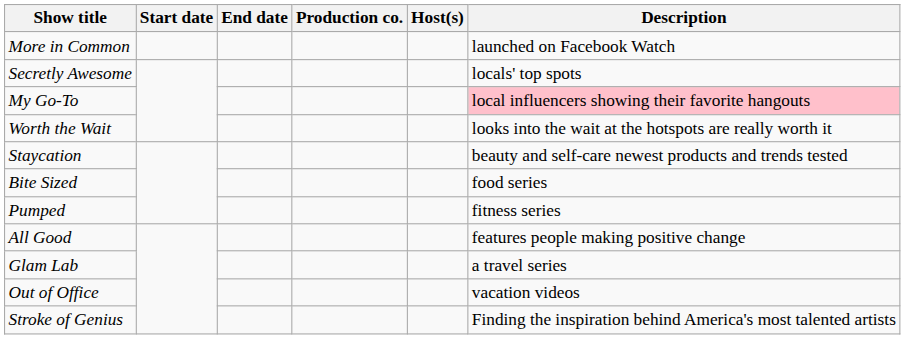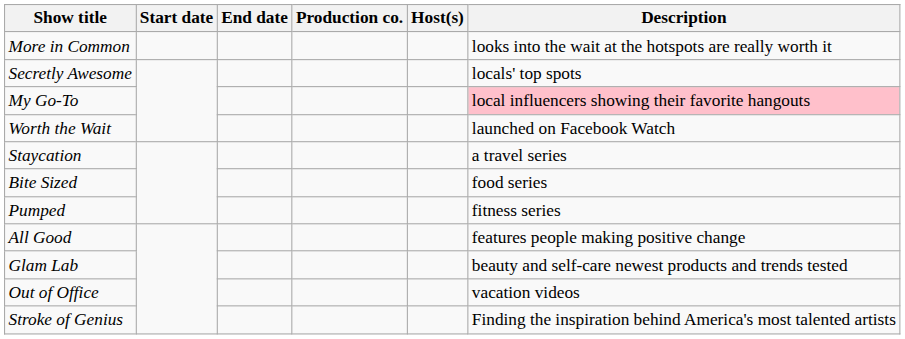(573, 45) launched on Facebook Watch -> (652, 45) looks into the wait at the hotspots are really worth it
(652, 127) looks into the wait at the hotspots are really worth it -> (573, 127) launched on Facebook Watch
(660, 155) beauty and self-care newest products and trends tested -> (519, 155) a travel series
(519, 264) a travel series -> (660, 264) beauty and self-care newest products and trends tested
